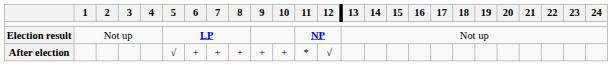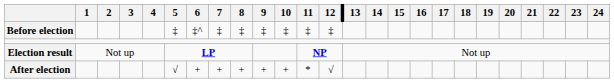+ row: (40, 30)
